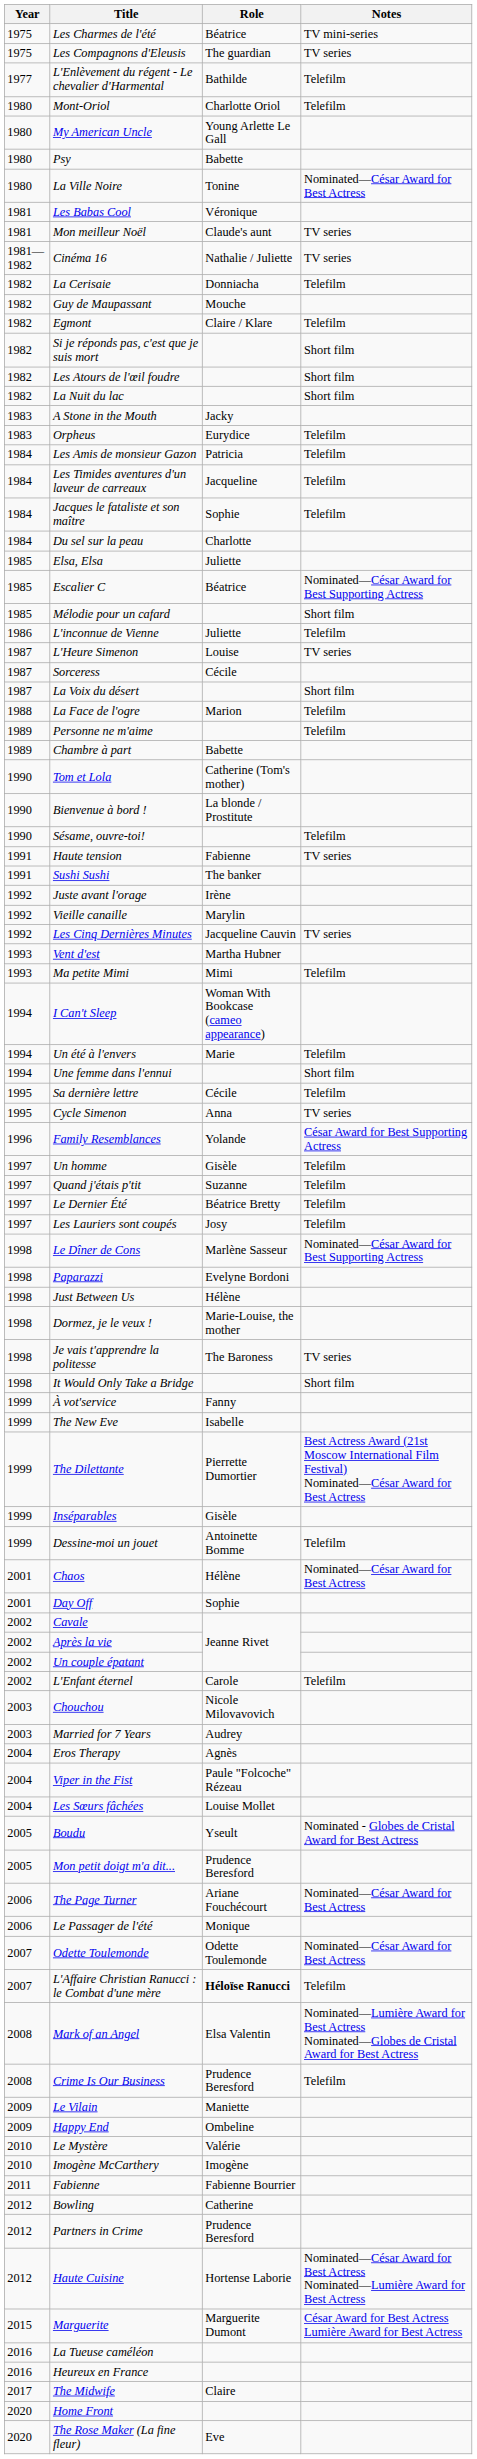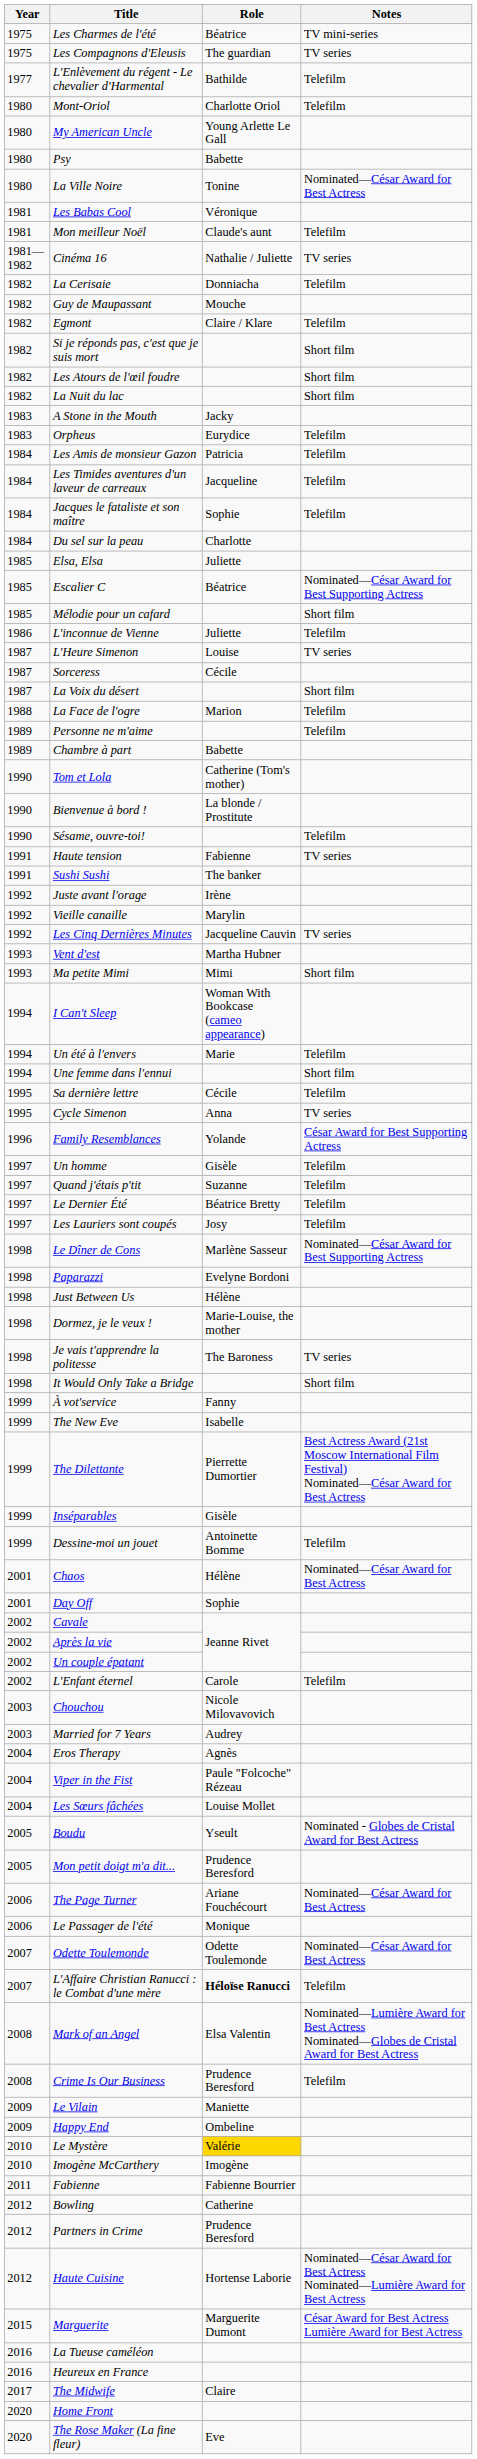(328, 231) TV series -> (325, 231) Telefilm
(325, 973) Telefilm -> (329, 973) Short film
(223, 2146) no background -> (223, 2146) gold background
